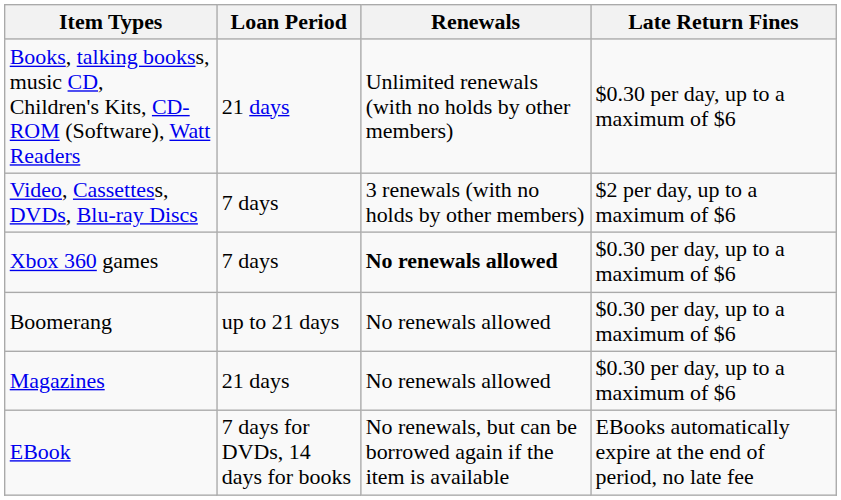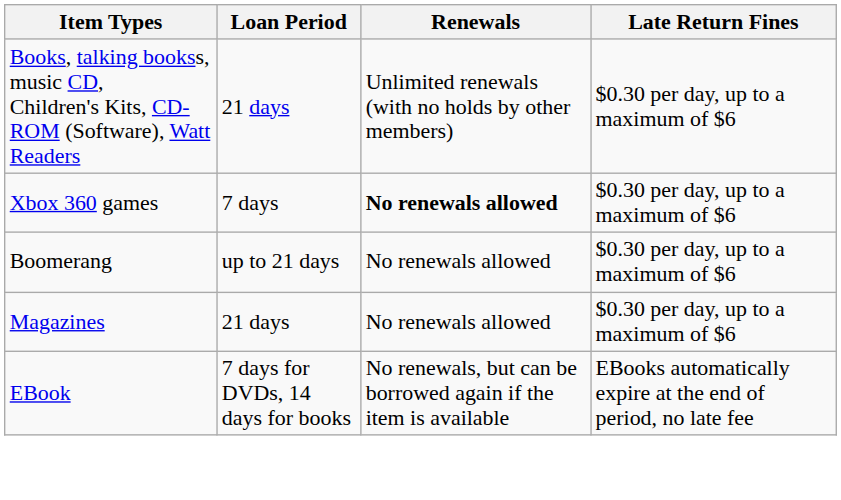- row: (104, 202)
